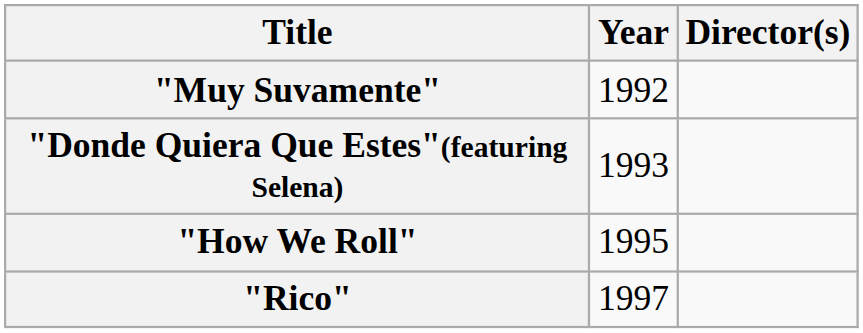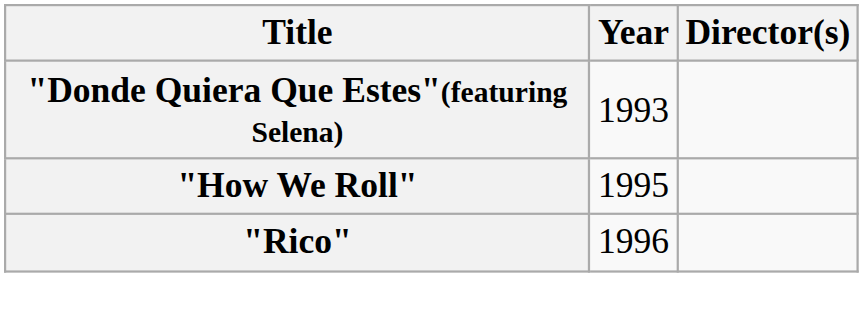- row: (297, 88)
(634, 297) 1997 -> (634, 241) 1996
